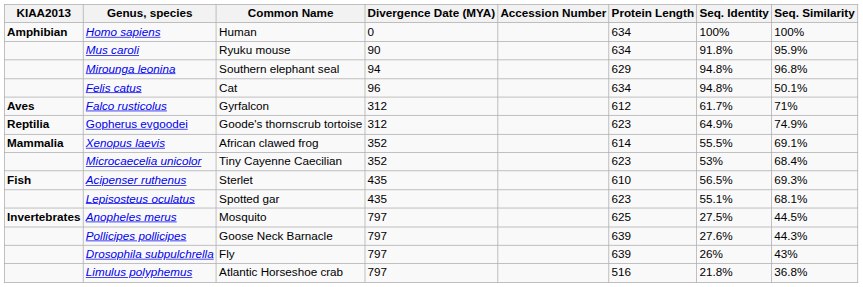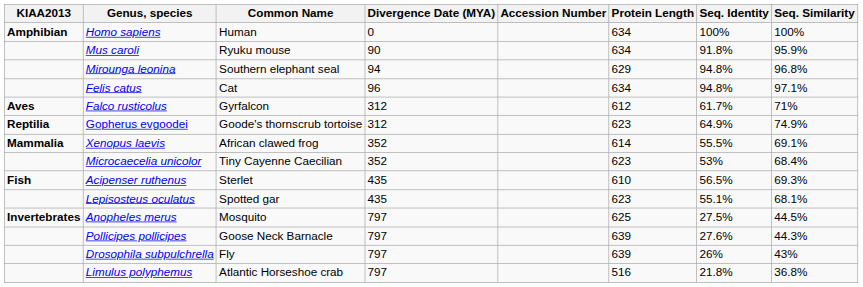(791, 87) 50.1% -> (791, 87) 97.1%
